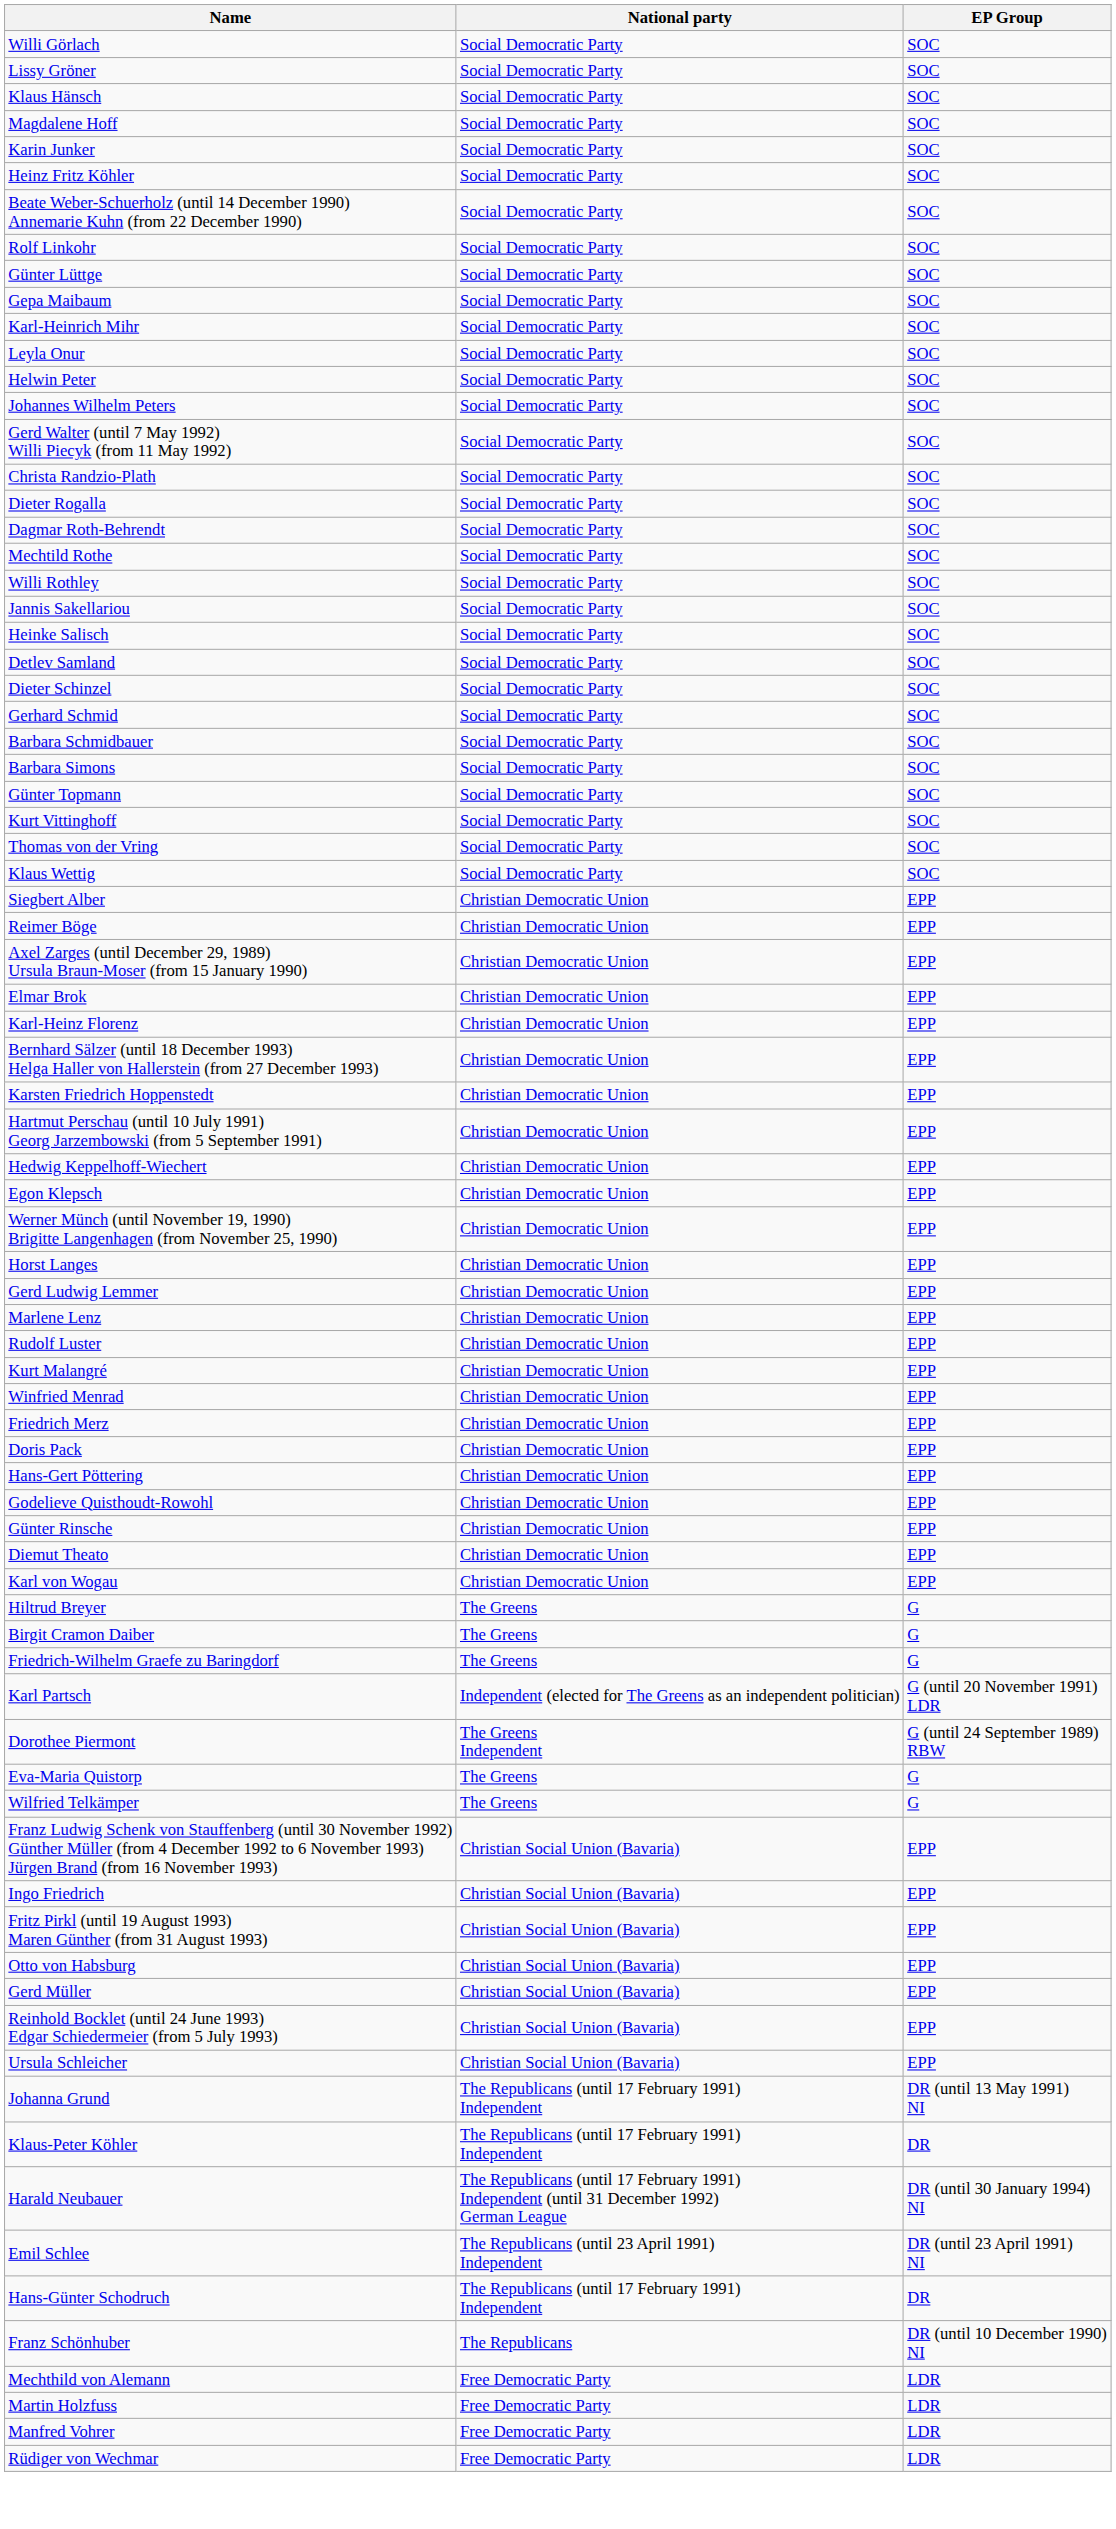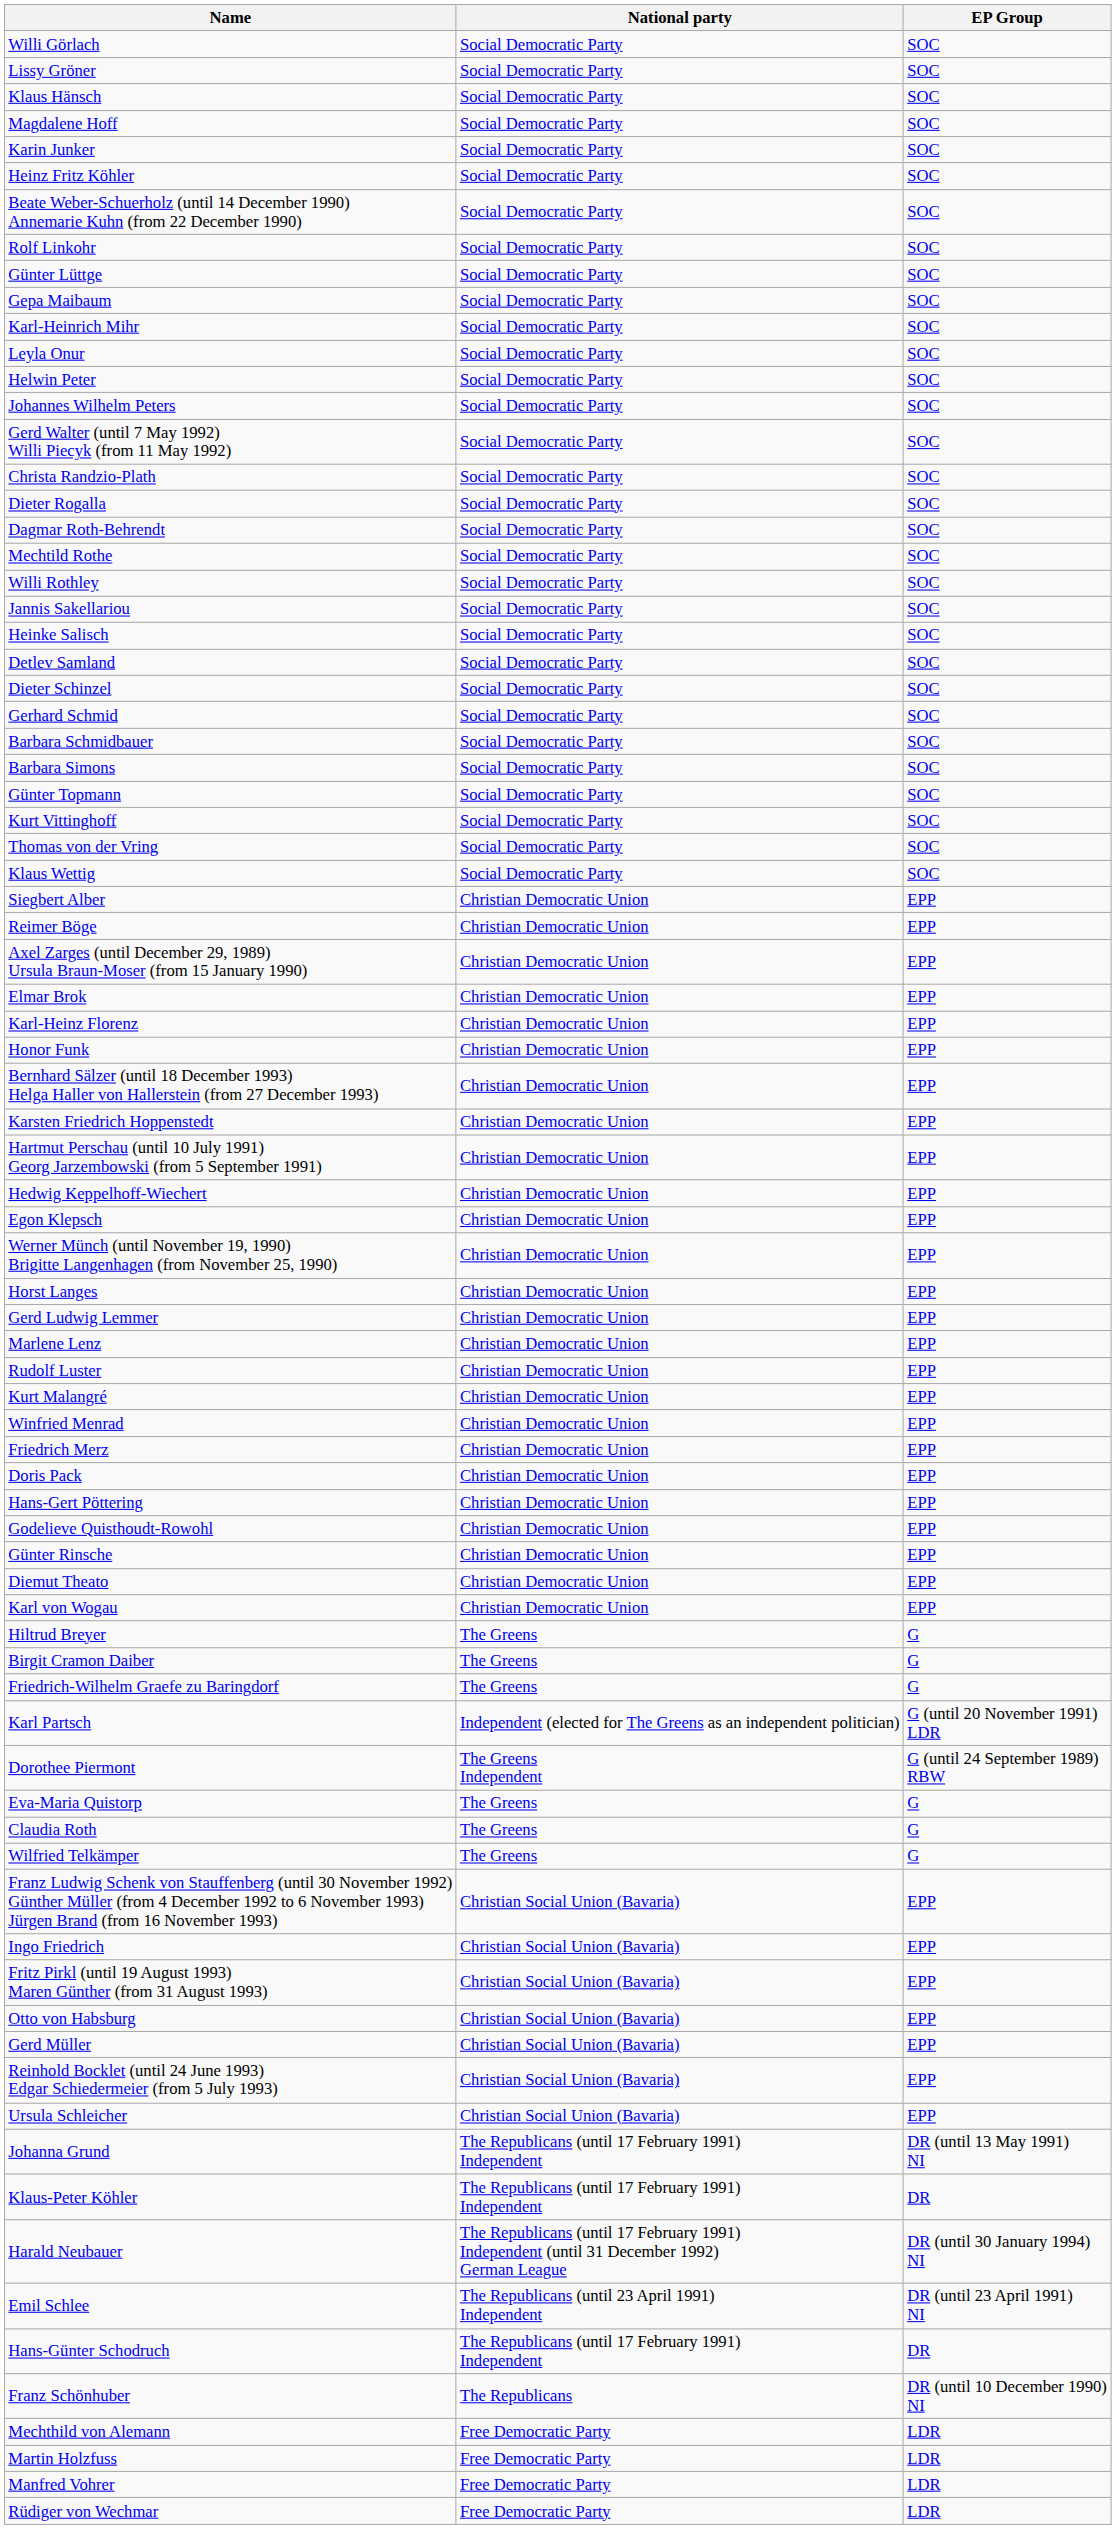+ row: (49, 1050)
+ row: (52, 1830)
